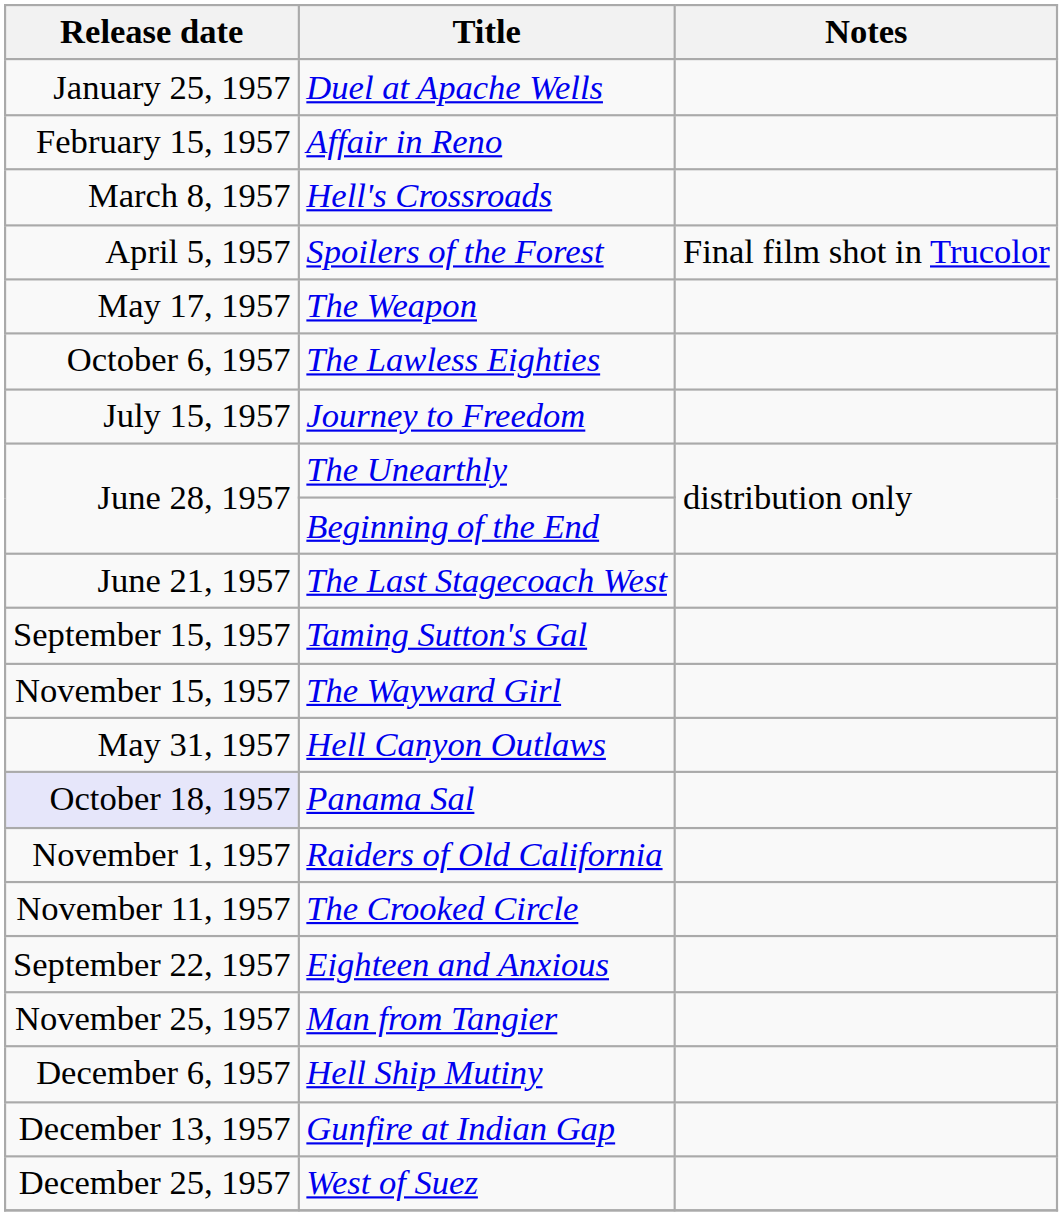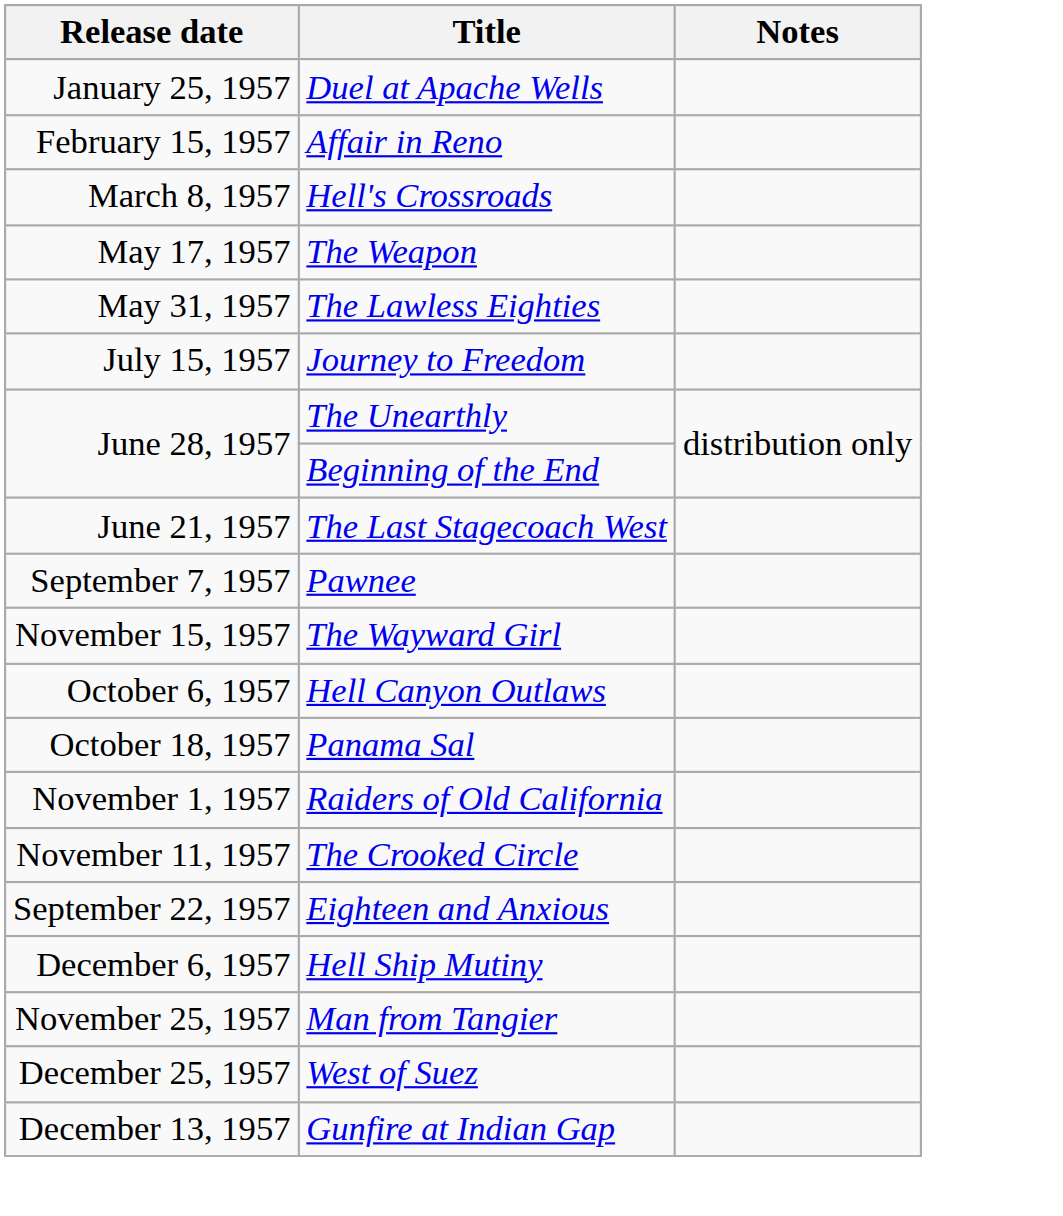- row: (455, 251)
(179, 360) October 6, 1957 -> (194, 305) May 31, 1957
+ row: (361, 580)
- row: (447, 634)
(194, 744) May 31, 1957 -> (179, 689) October 6, 1957
(170, 799) lavender background -> (170, 744) no background
rows swapped: (432, 1018) <-> (424, 1073)
rows swapped: (461, 1128) <-> (392, 1182)
